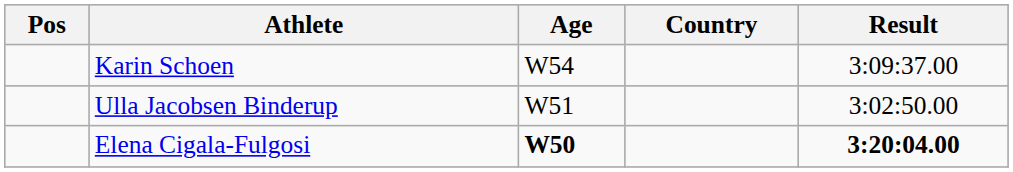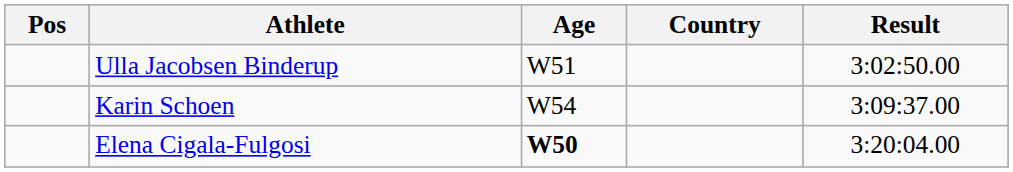rows swapped: (216, 105) <-> (164, 65)
(903, 145) bold -> (905, 145) normal
